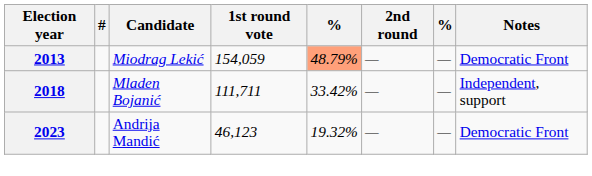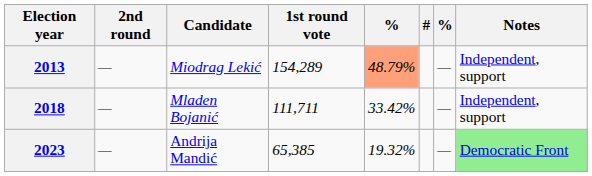columns swapped: (102, 25) <-> (398, 25)
(240, 58) 154,059 -> (297, 66) 154,289
(514, 58) Democratic Front -> (500, 66) Independent, support
(236, 132) 46,123 -> (293, 150) 65,385
(514, 132) no background -> (514, 150) lightgreen background
